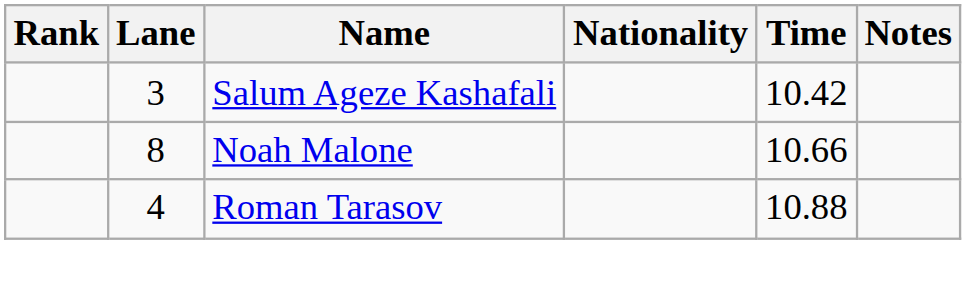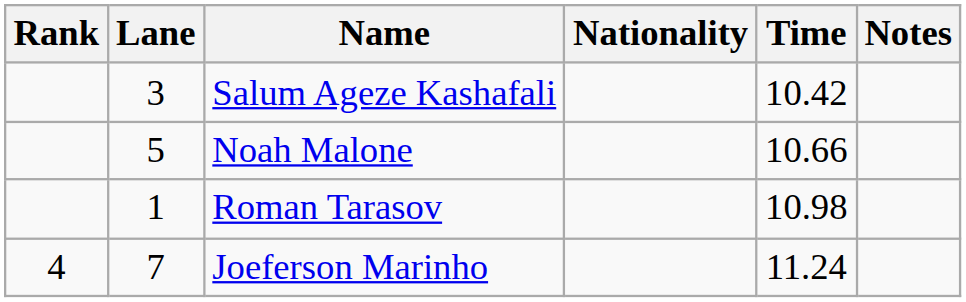(156, 149) 8 -> (156, 149) 5
(156, 207) 4 -> (156, 207) 1
(806, 207) 10.88 -> (806, 207) 10.98
+ row: (350, 265)
